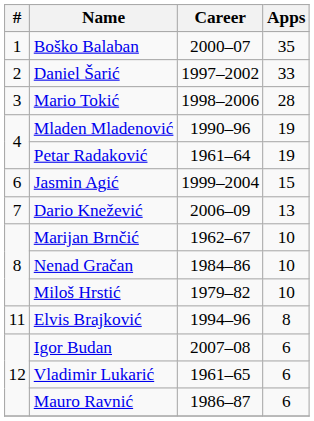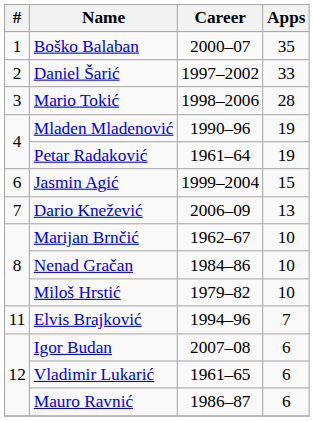(286, 319) 8 -> (286, 319) 7
